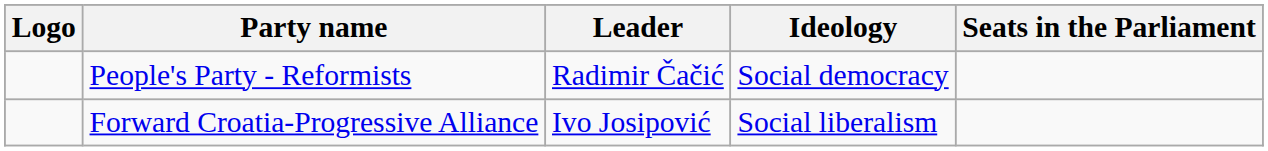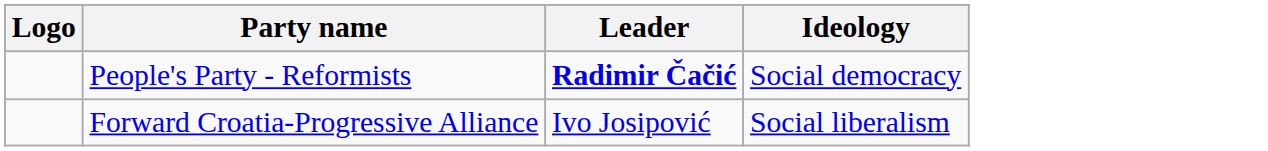- column: (1109, 27)
(638, 74) normal -> (644, 74) bold
